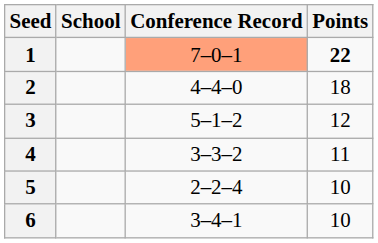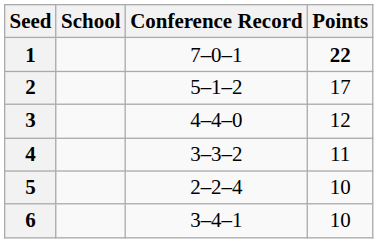(216, 54) lightsalmon background -> (216, 54) no background
(216, 87) 4–4–0 -> (216, 87) 5–1–2
(340, 87) 18 -> (340, 87) 17
(216, 120) 5–1–2 -> (216, 120) 4–4–0
